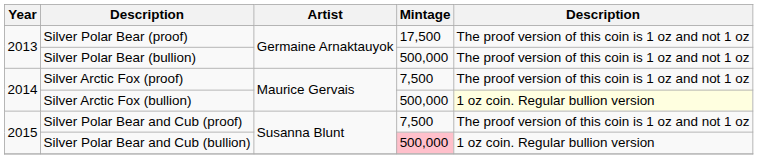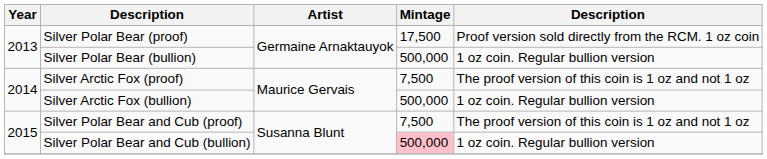(603, 36) The proof version of this coin is 1 oz and not 1 oz -> (608, 36) Proof version sold directly from the RCM. 1 oz coin
(603, 57) The proof version of this coin is 1 oz and not 1 oz -> (556, 57) 1 oz coin. Regular bullion version
(556, 100) lightyellow background -> (556, 100) no background
